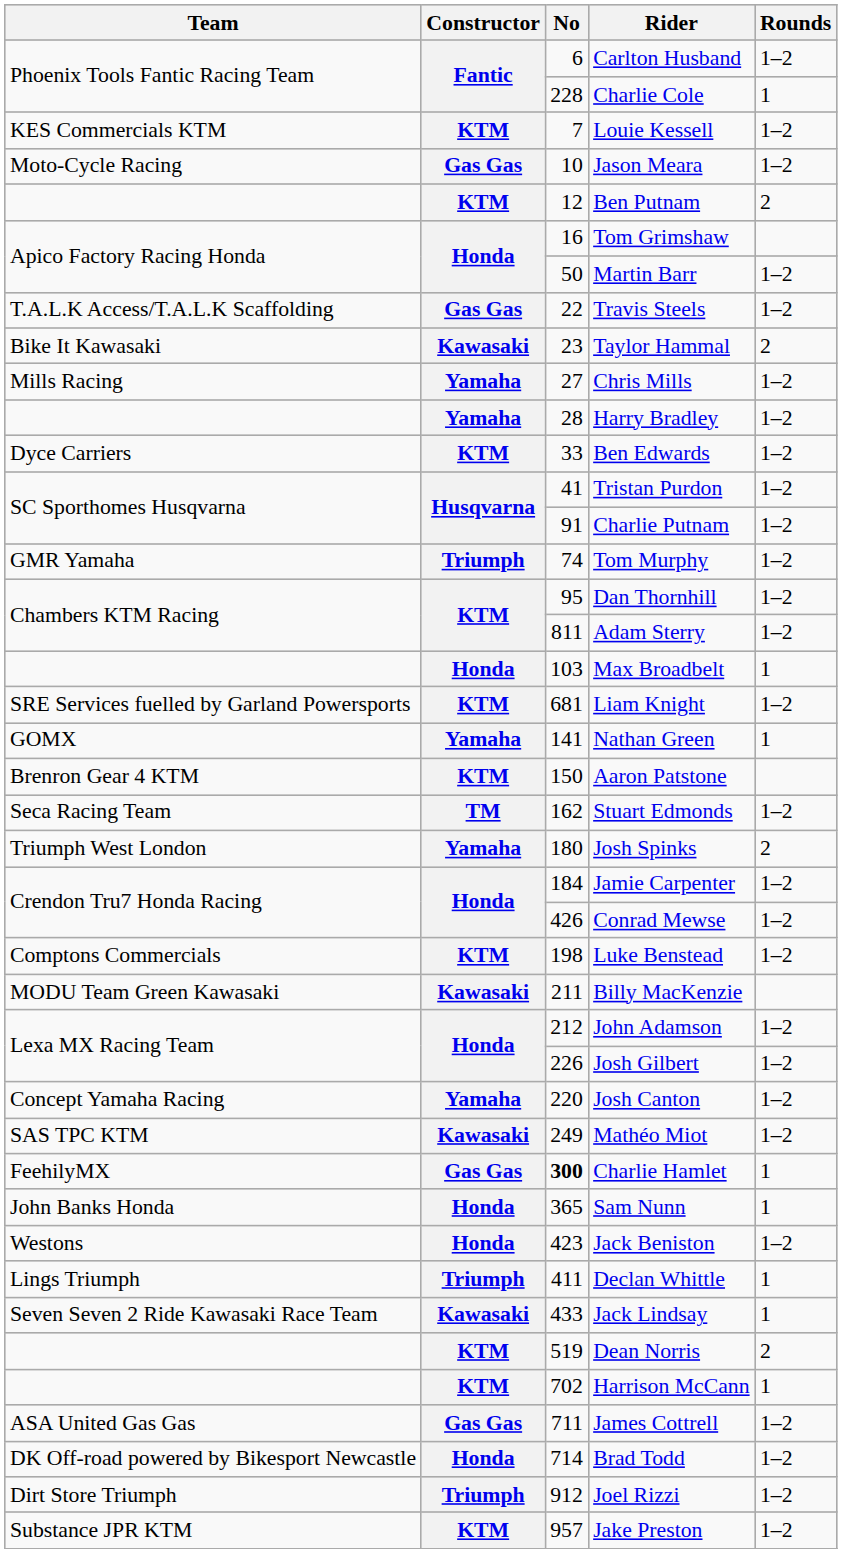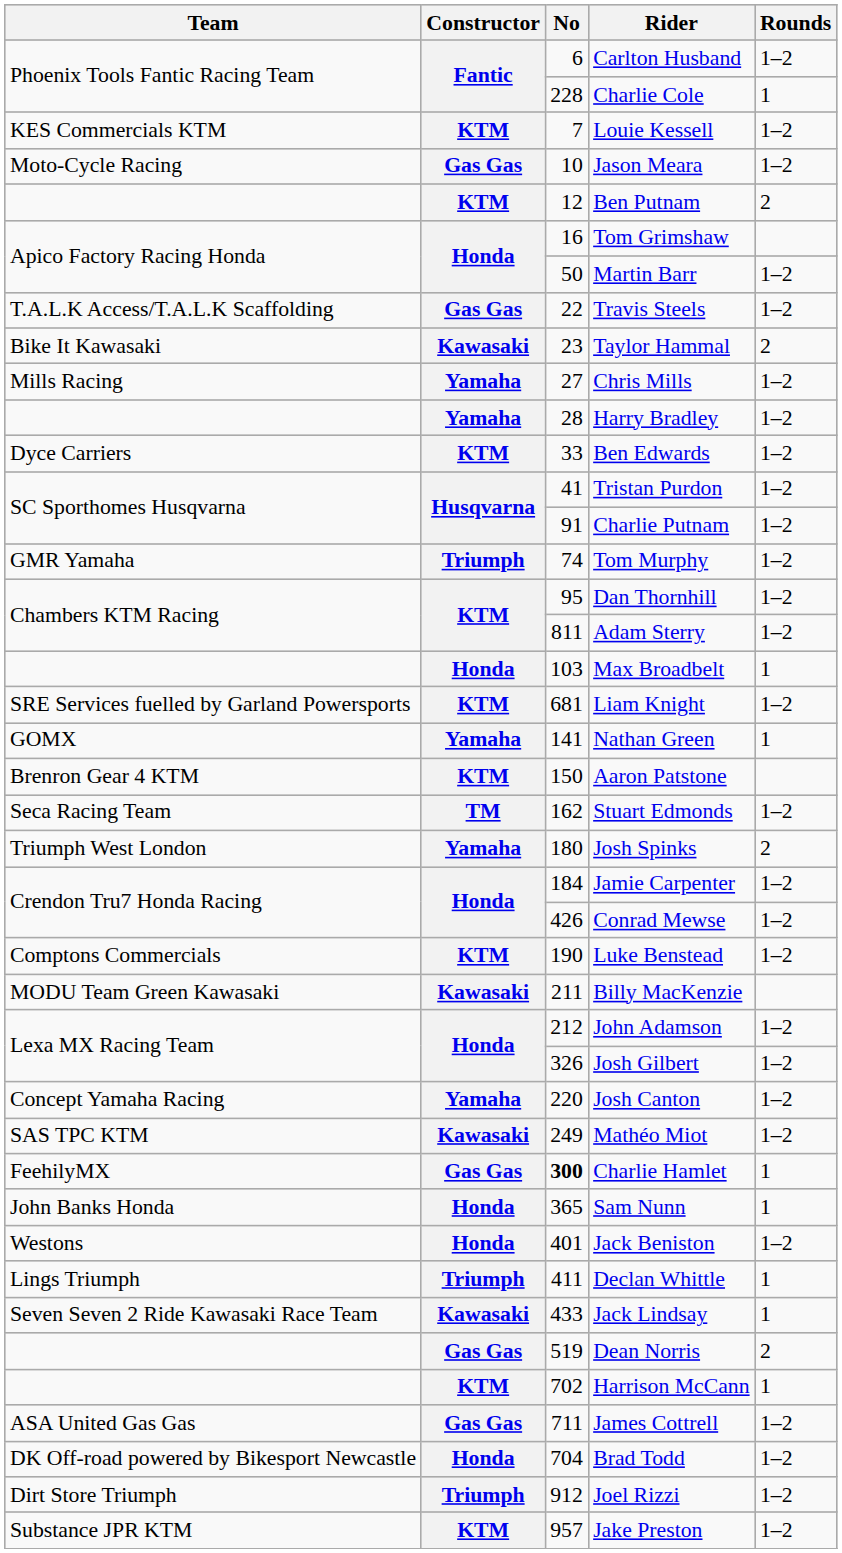(567, 955) 198 -> (567, 955) 190
(567, 1063) 226 -> (567, 1063) 326
(567, 1242) 423 -> (567, 1242) 401
(483, 1350) KTM -> (483, 1350) Gas Gas
(567, 1458) 714 -> (567, 1458) 704
